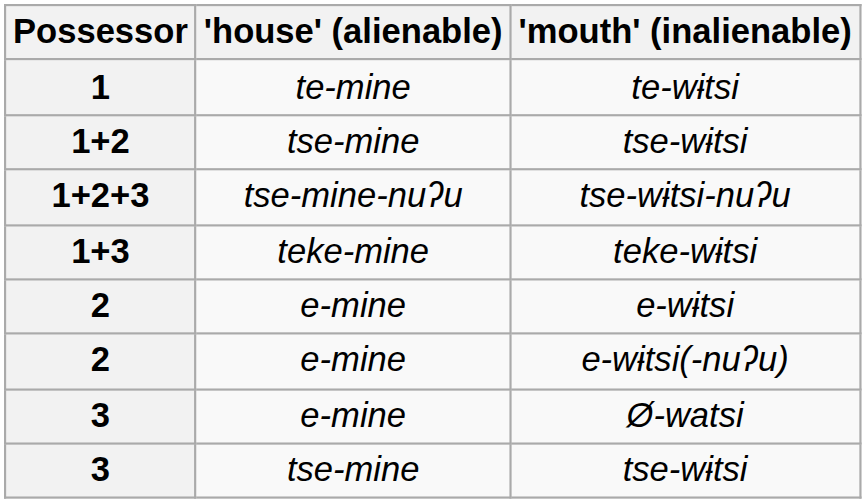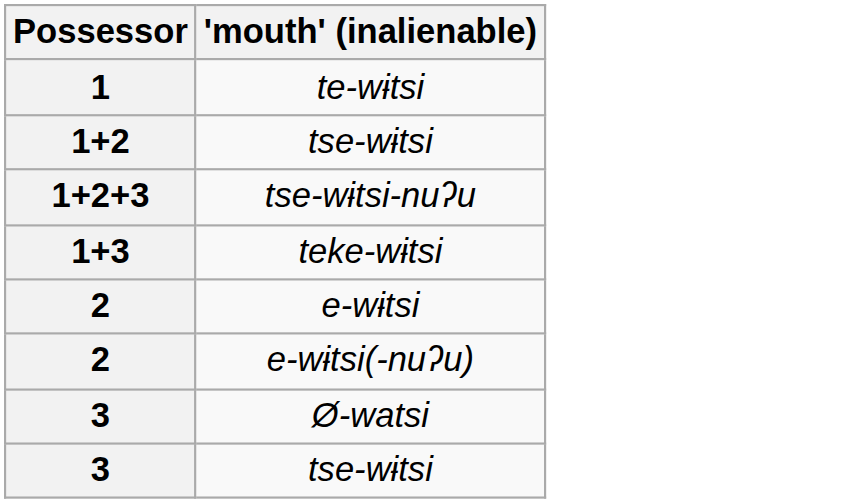- column: (353, 31)
